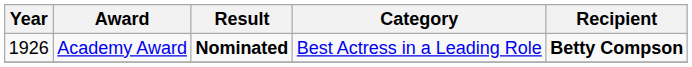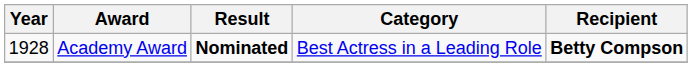(29, 48) 1926 -> (29, 48) 1928
